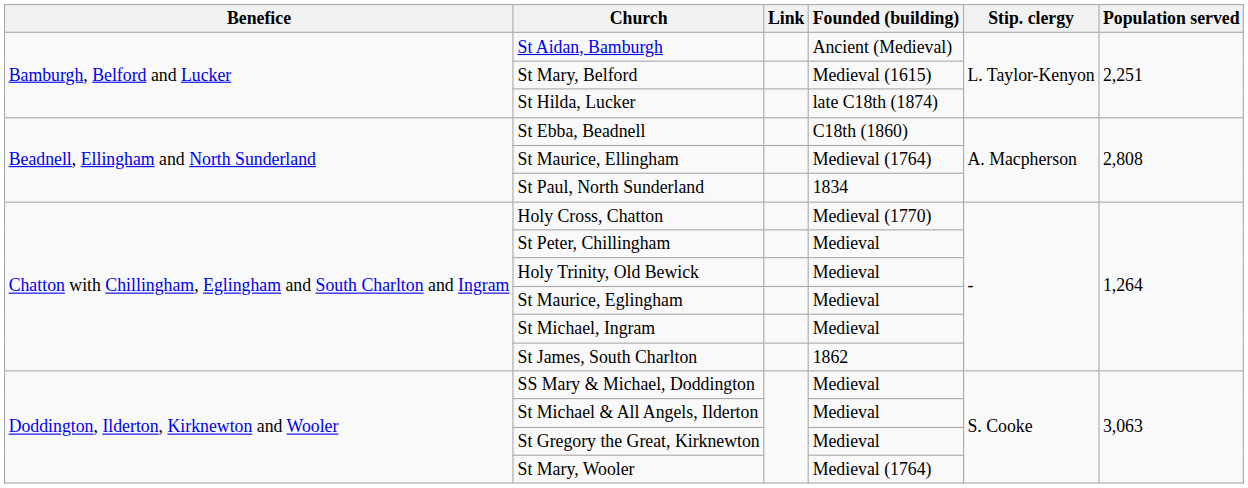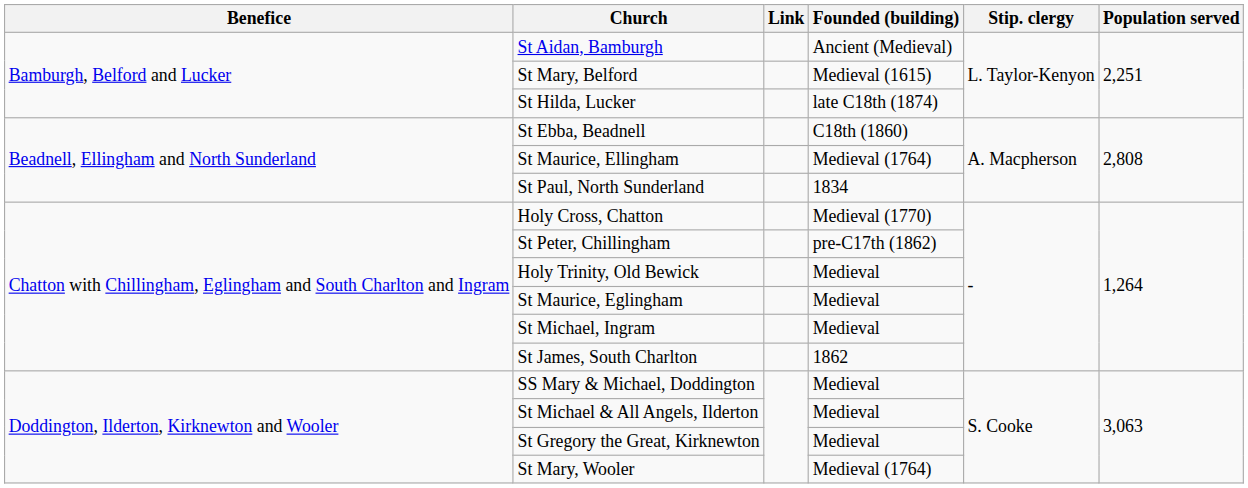(846, 243) Medieval -> (875, 243) pre-C17th (1862)
